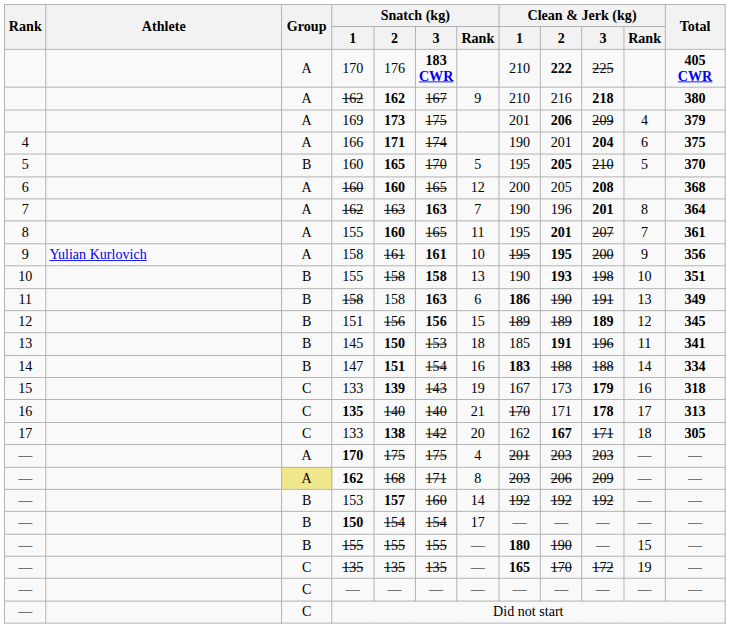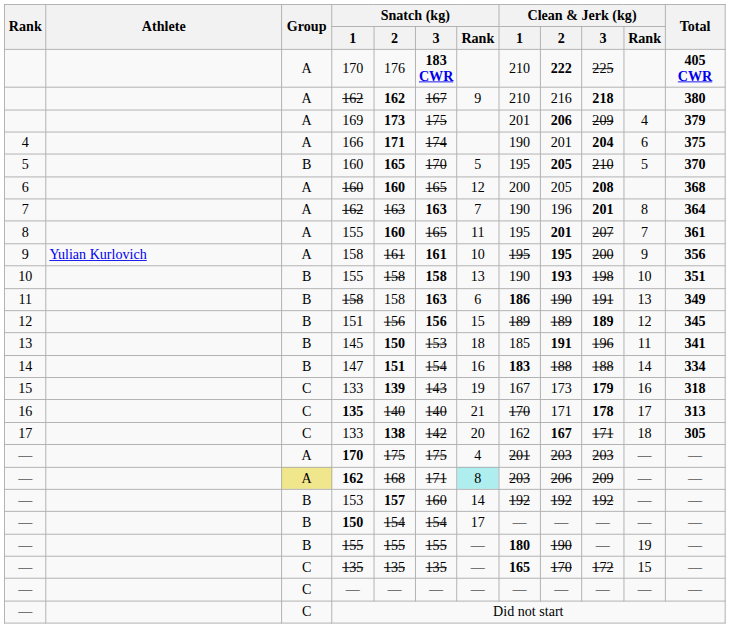(478, 478) no background -> (478, 478) paleturquoise background
(645, 545) 15 -> (645, 545) 19
(645, 567) 19 -> (645, 567) 15
